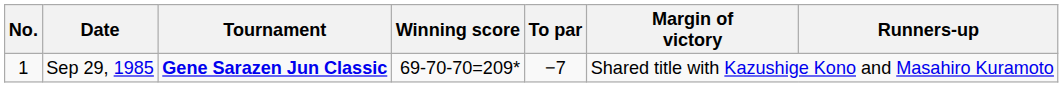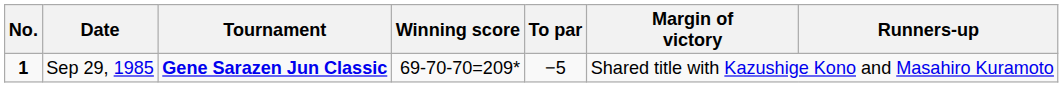(23, 68) normal -> (23, 68) bold
(555, 68) −7 -> (555, 68) −5
